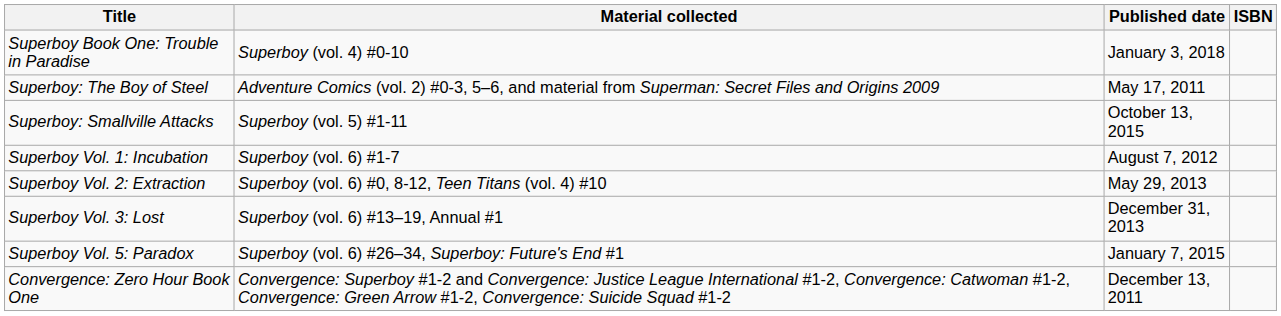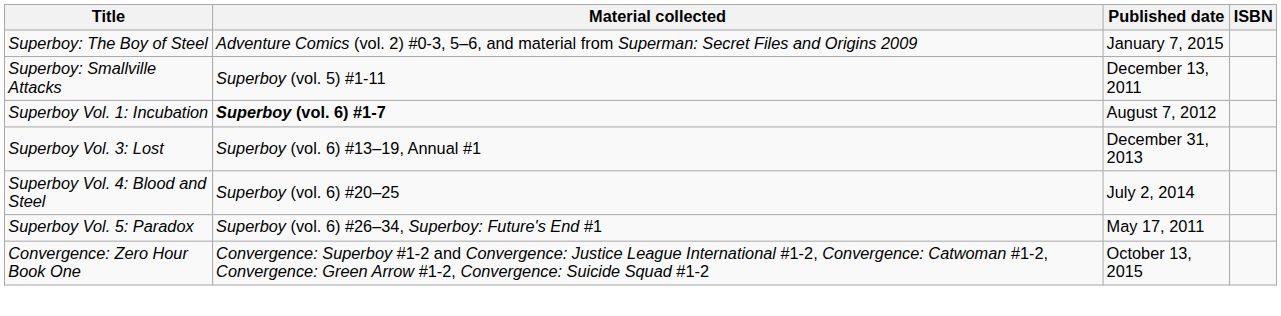- row: (113, 52)
(1157, 87) May 17, 2011 -> (1165, 43) January 7, 2015
(1150, 122) October 13, 2015 -> (1158, 78) December 13, 2011
(319, 157) normal -> (301, 113) bold
- row: (107, 183)
+ row: (107, 192)
(1166, 253) January 7, 2015 -> (1155, 227) May 17, 2011
(1159, 288) December 13, 2011 -> (1149, 262) October 13, 2015
